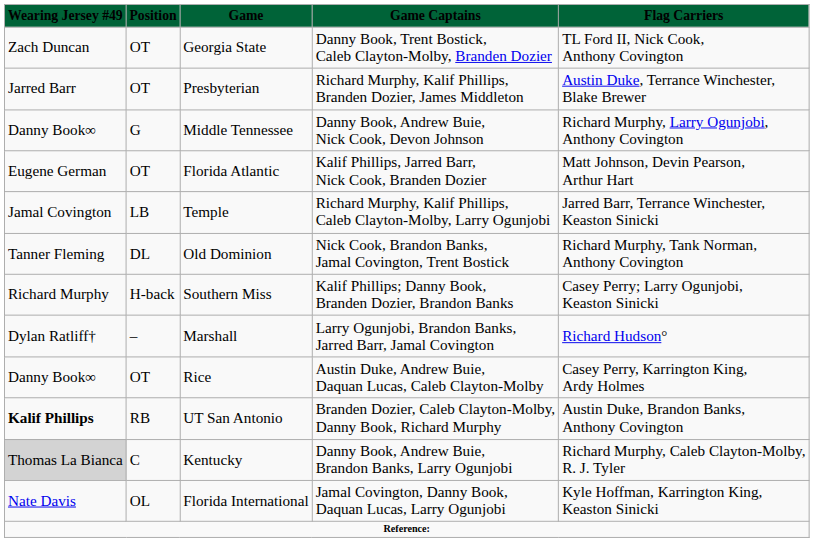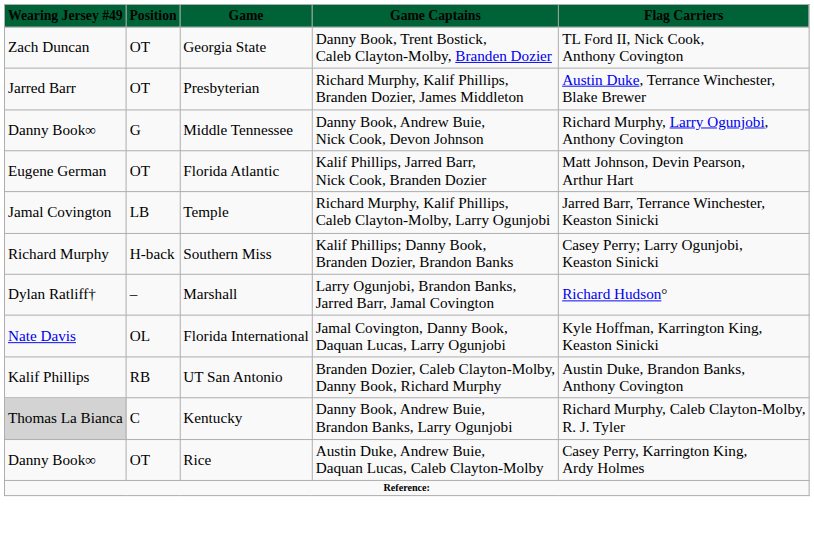- row: (227, 253)
rows swapped: (246, 500) <-> (197, 377)
(51, 418) bold -> (49, 377) normal
